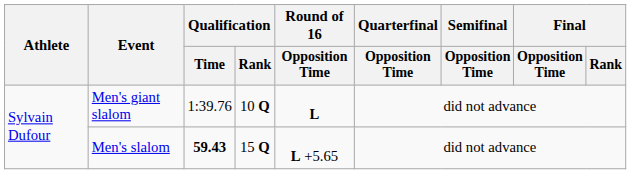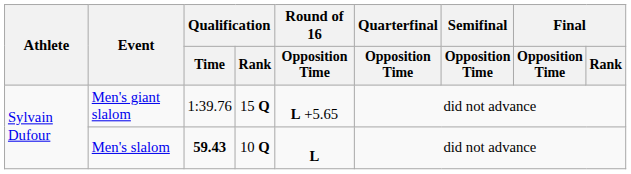(255, 106) 10 Q -> (255, 106) 15 Q
(314, 115) L -> (314, 115) L +5.65
(255, 148) 15 Q -> (255, 148) 10 Q
(314, 156) L +5.65 -> (314, 156) L
